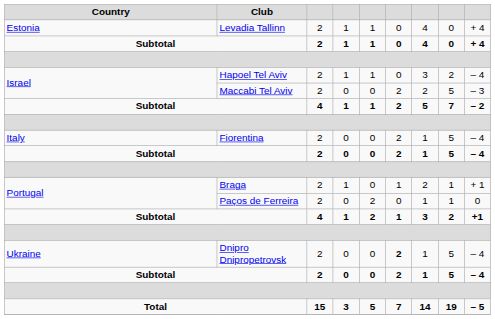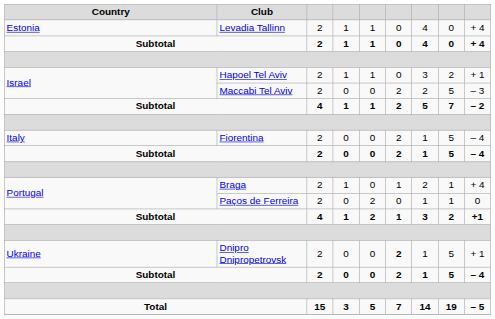(477, 75) – 4 -> (477, 75) + 1
(477, 185) + 1 -> (477, 185) + 4
(477, 253) – 4 -> (477, 253) + 1
